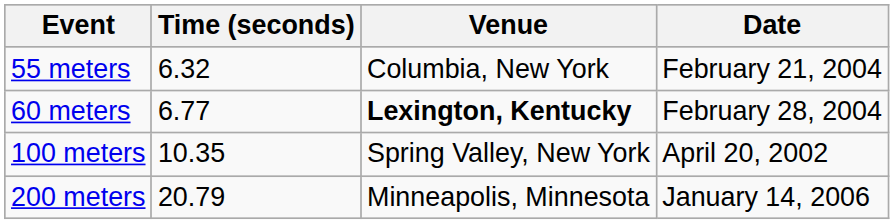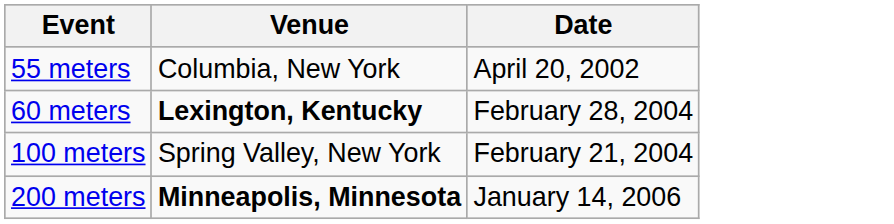- column: (256, 25)
(772, 68) February 21, 2004 -> (556, 68) April 20, 2002
(745, 153) April 20, 2002 -> (583, 153) February 21, 2004
(508, 196) normal -> (309, 196) bold
